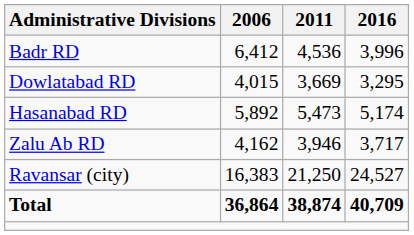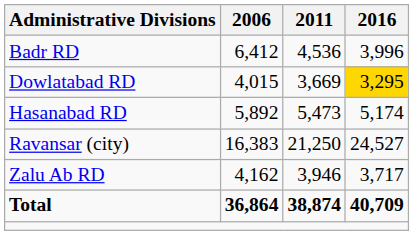(382, 81) no background -> (382, 81) gold background
rows swapped: (57, 143) <-> (69, 174)
